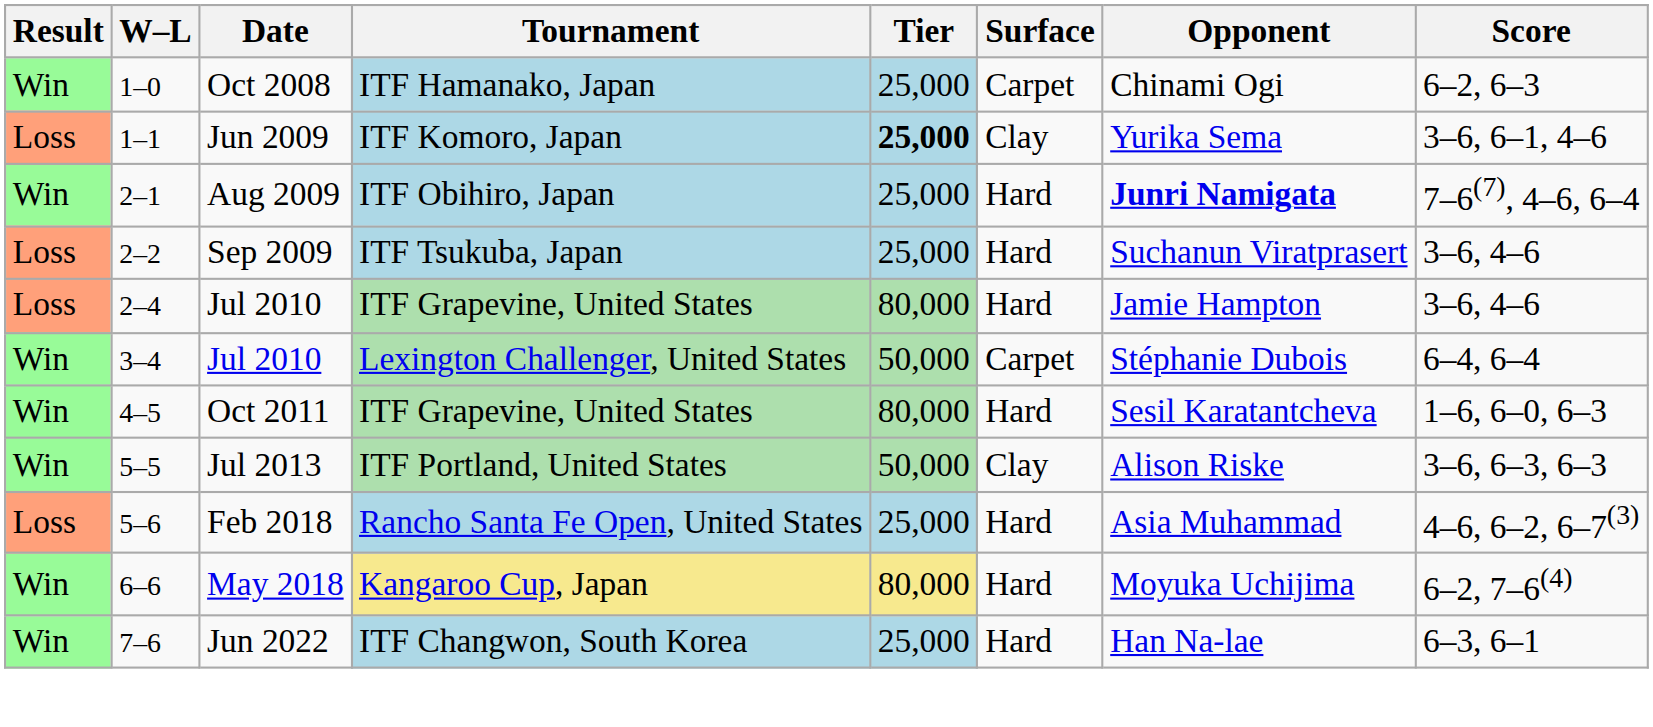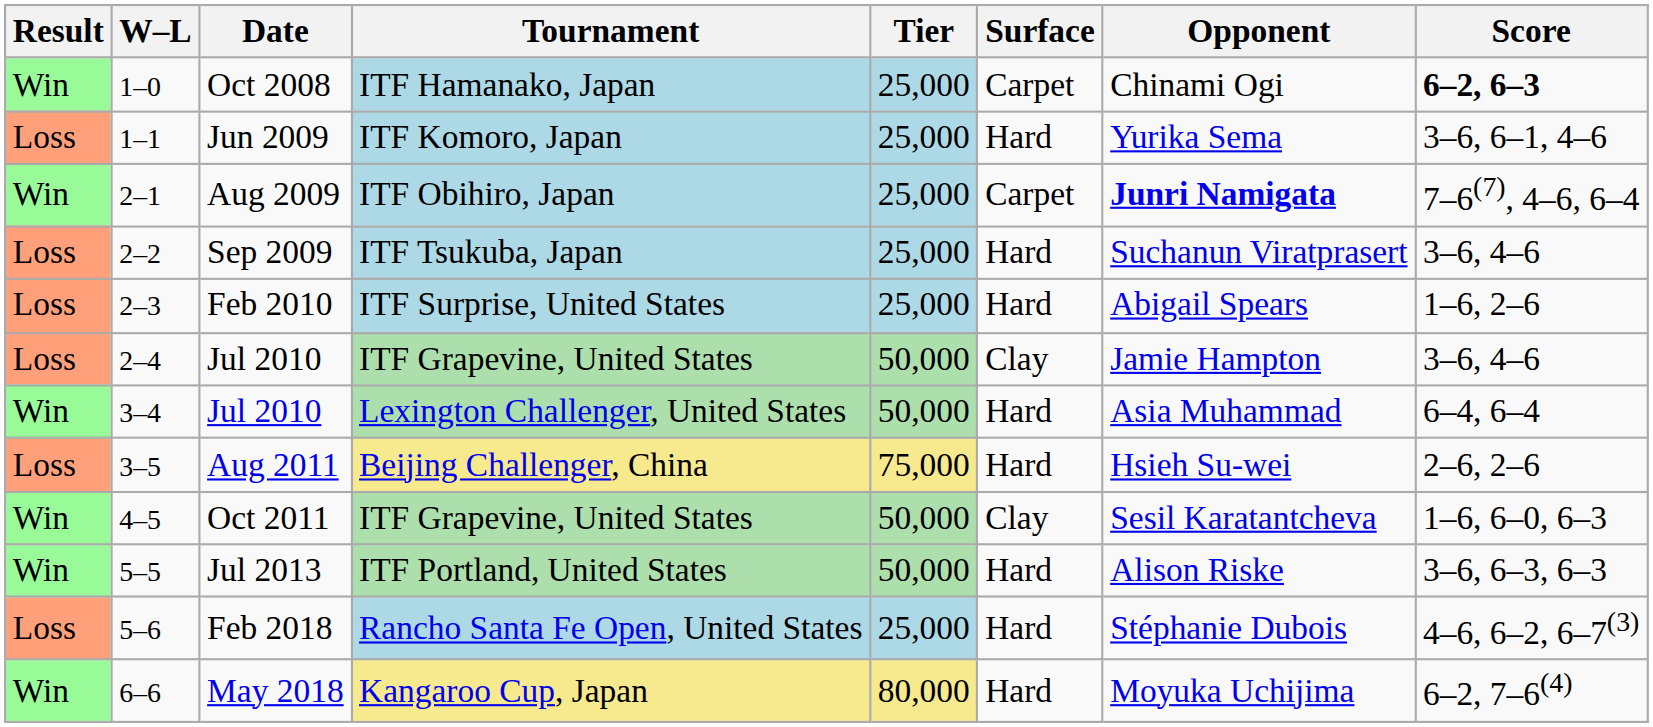(1481, 84) normal -> (1481, 84) bold
(924, 137) bold -> (924, 137) normal
(1017, 137) Clay -> (1019, 137) Hard
(1019, 194) Hard -> (1030, 194) Carpet
+ row: (270, 305)
(924, 305) 80,000 -> (924, 358) 50,000
(1019, 305) Hard -> (1017, 358) Clay
(1030, 358) Carpet -> (1019, 411) Hard
(1229, 358) Stéphanie Dubois -> (1226, 411) Asia Muhammad
+ row: (273, 464)
(924, 411) 80,000 -> (924, 517) 50,000
(1019, 411) Hard -> (1017, 517) Clay
(1017, 464) Clay -> (1019, 570) Hard
(1226, 521) Asia Muhammad -> (1229, 627) Stéphanie Dubois
- row: (268, 641)
